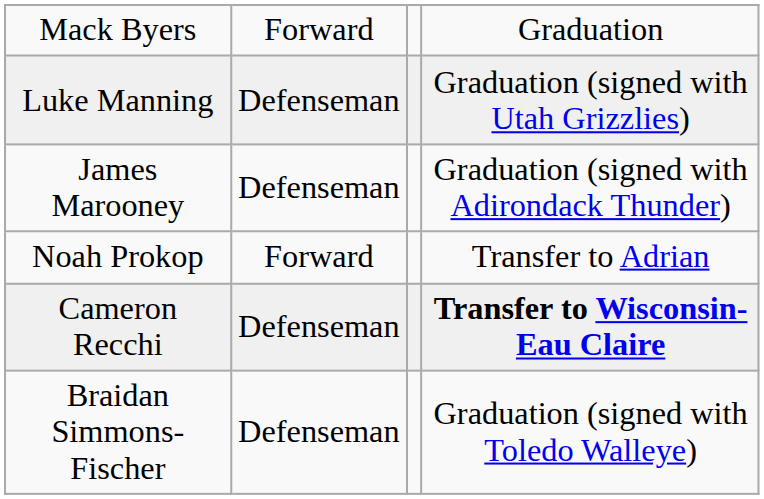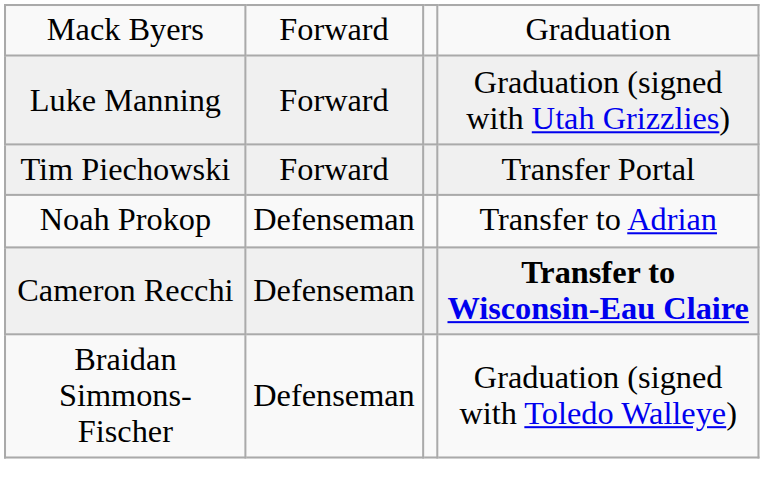(319, 99) Defenseman -> (334, 99) Forward
- row: (118, 187)
+ row: (125, 169)
(319, 256) Forward -> (334, 220) Defenseman
